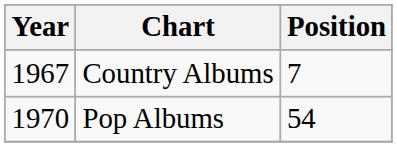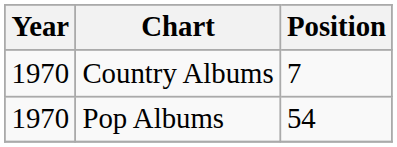(40, 73) 1967 -> (40, 73) 1970
